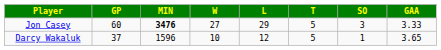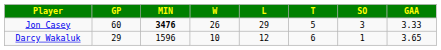(215, 25) 27 -> (215, 25) 26
(116, 38) 37 -> (116, 38) 29
(313, 38) 5 -> (313, 38) 6
